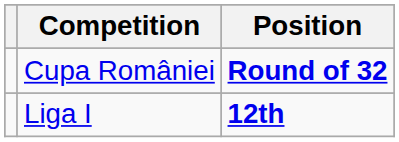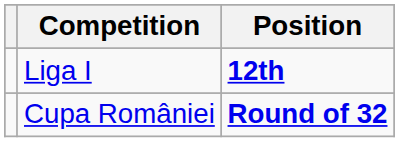rows swapped: (58, 114) <-> (119, 70)
